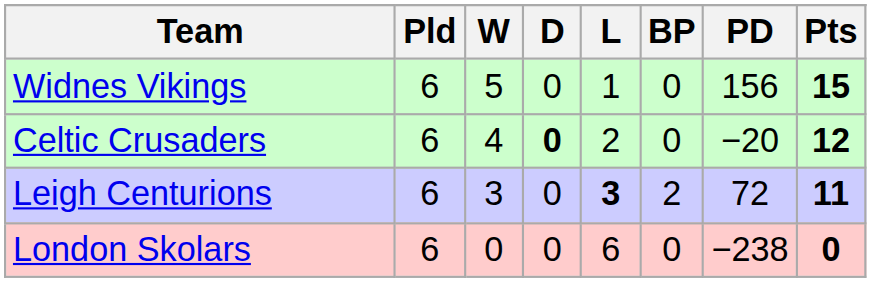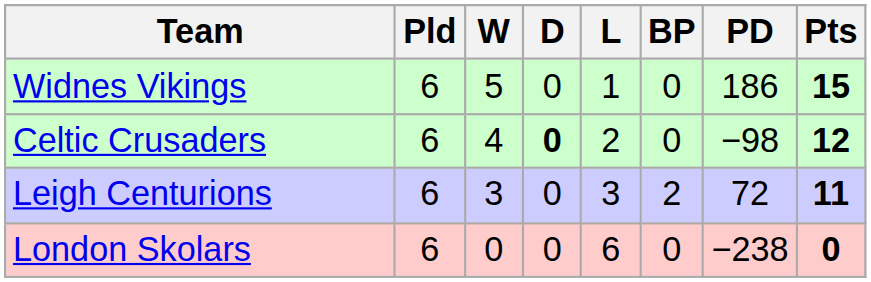(750, 85) 156 -> (750, 85) 186
(750, 140) −20 -> (750, 140) −98
(611, 194) bold -> (611, 194) normal
